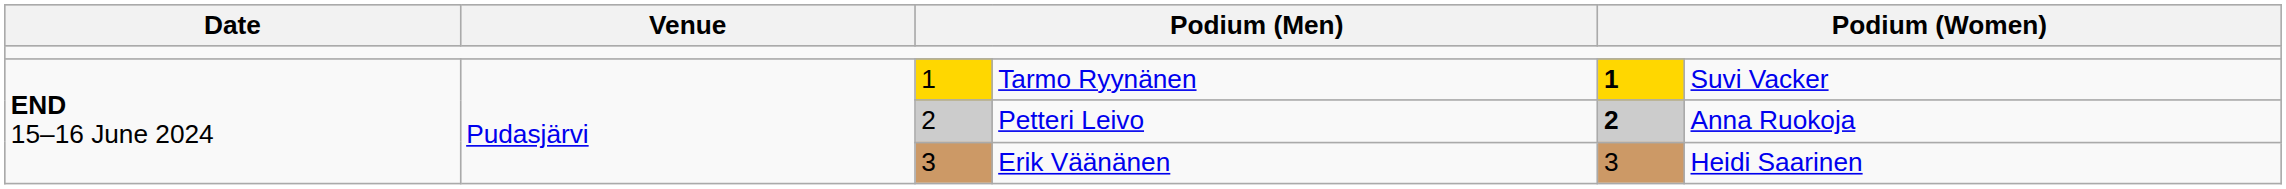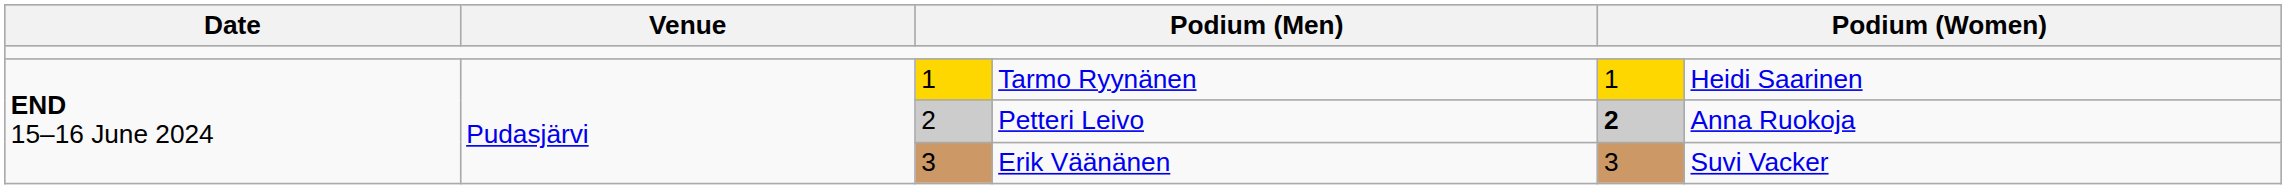(1611, 79) bold -> (1611, 79) normal
(1760, 79) Suvi Vacker -> (1777, 79) Heidi Saarinen
(1777, 162) Heidi Saarinen -> (1760, 162) Suvi Vacker
